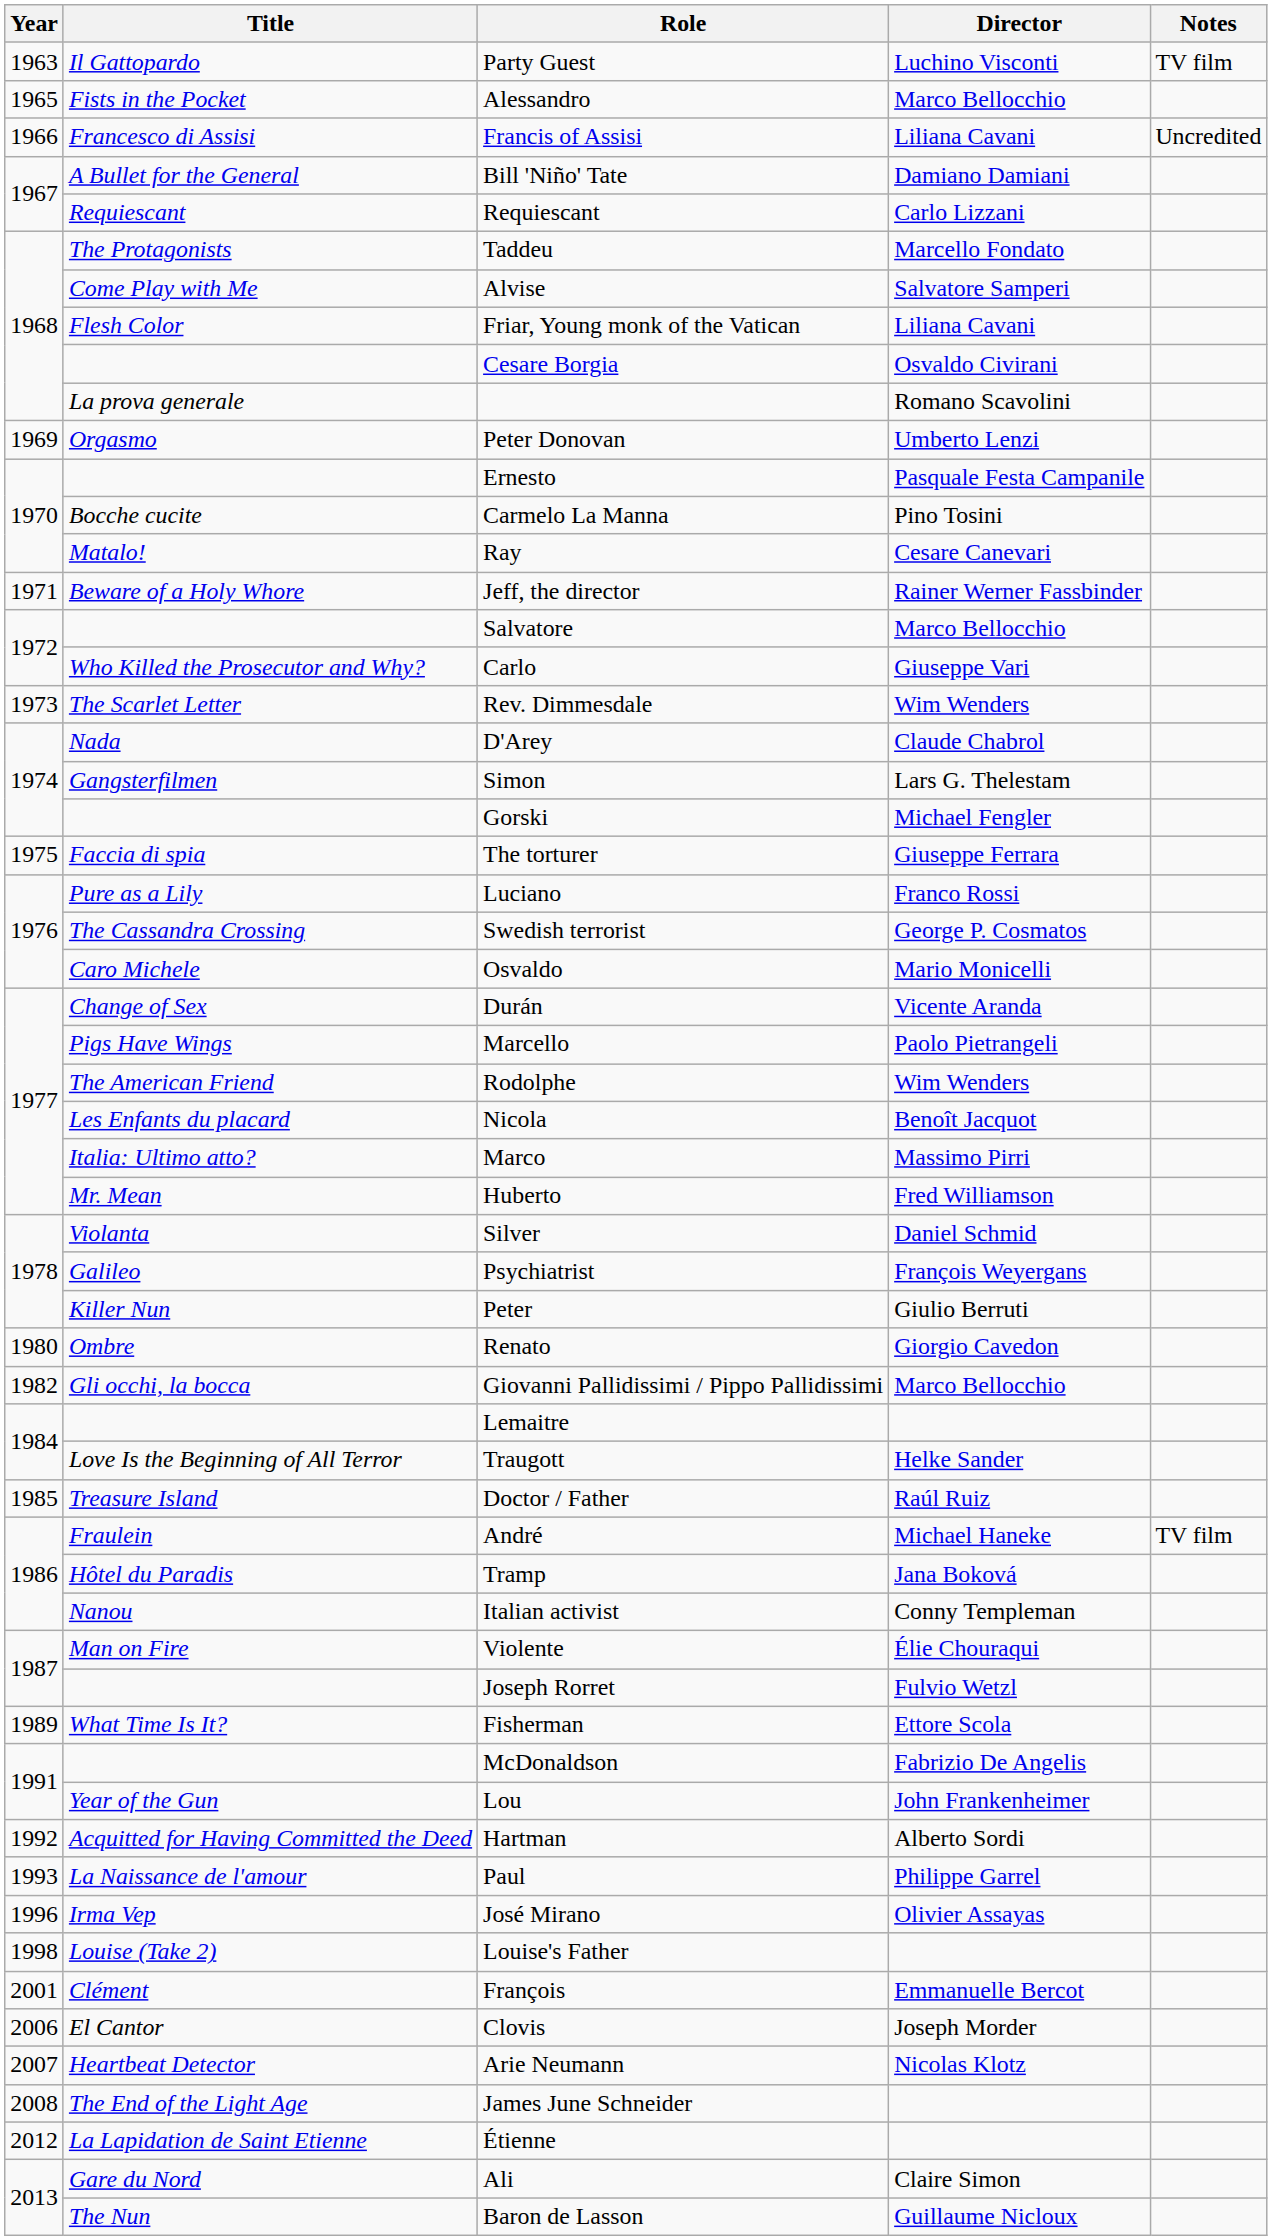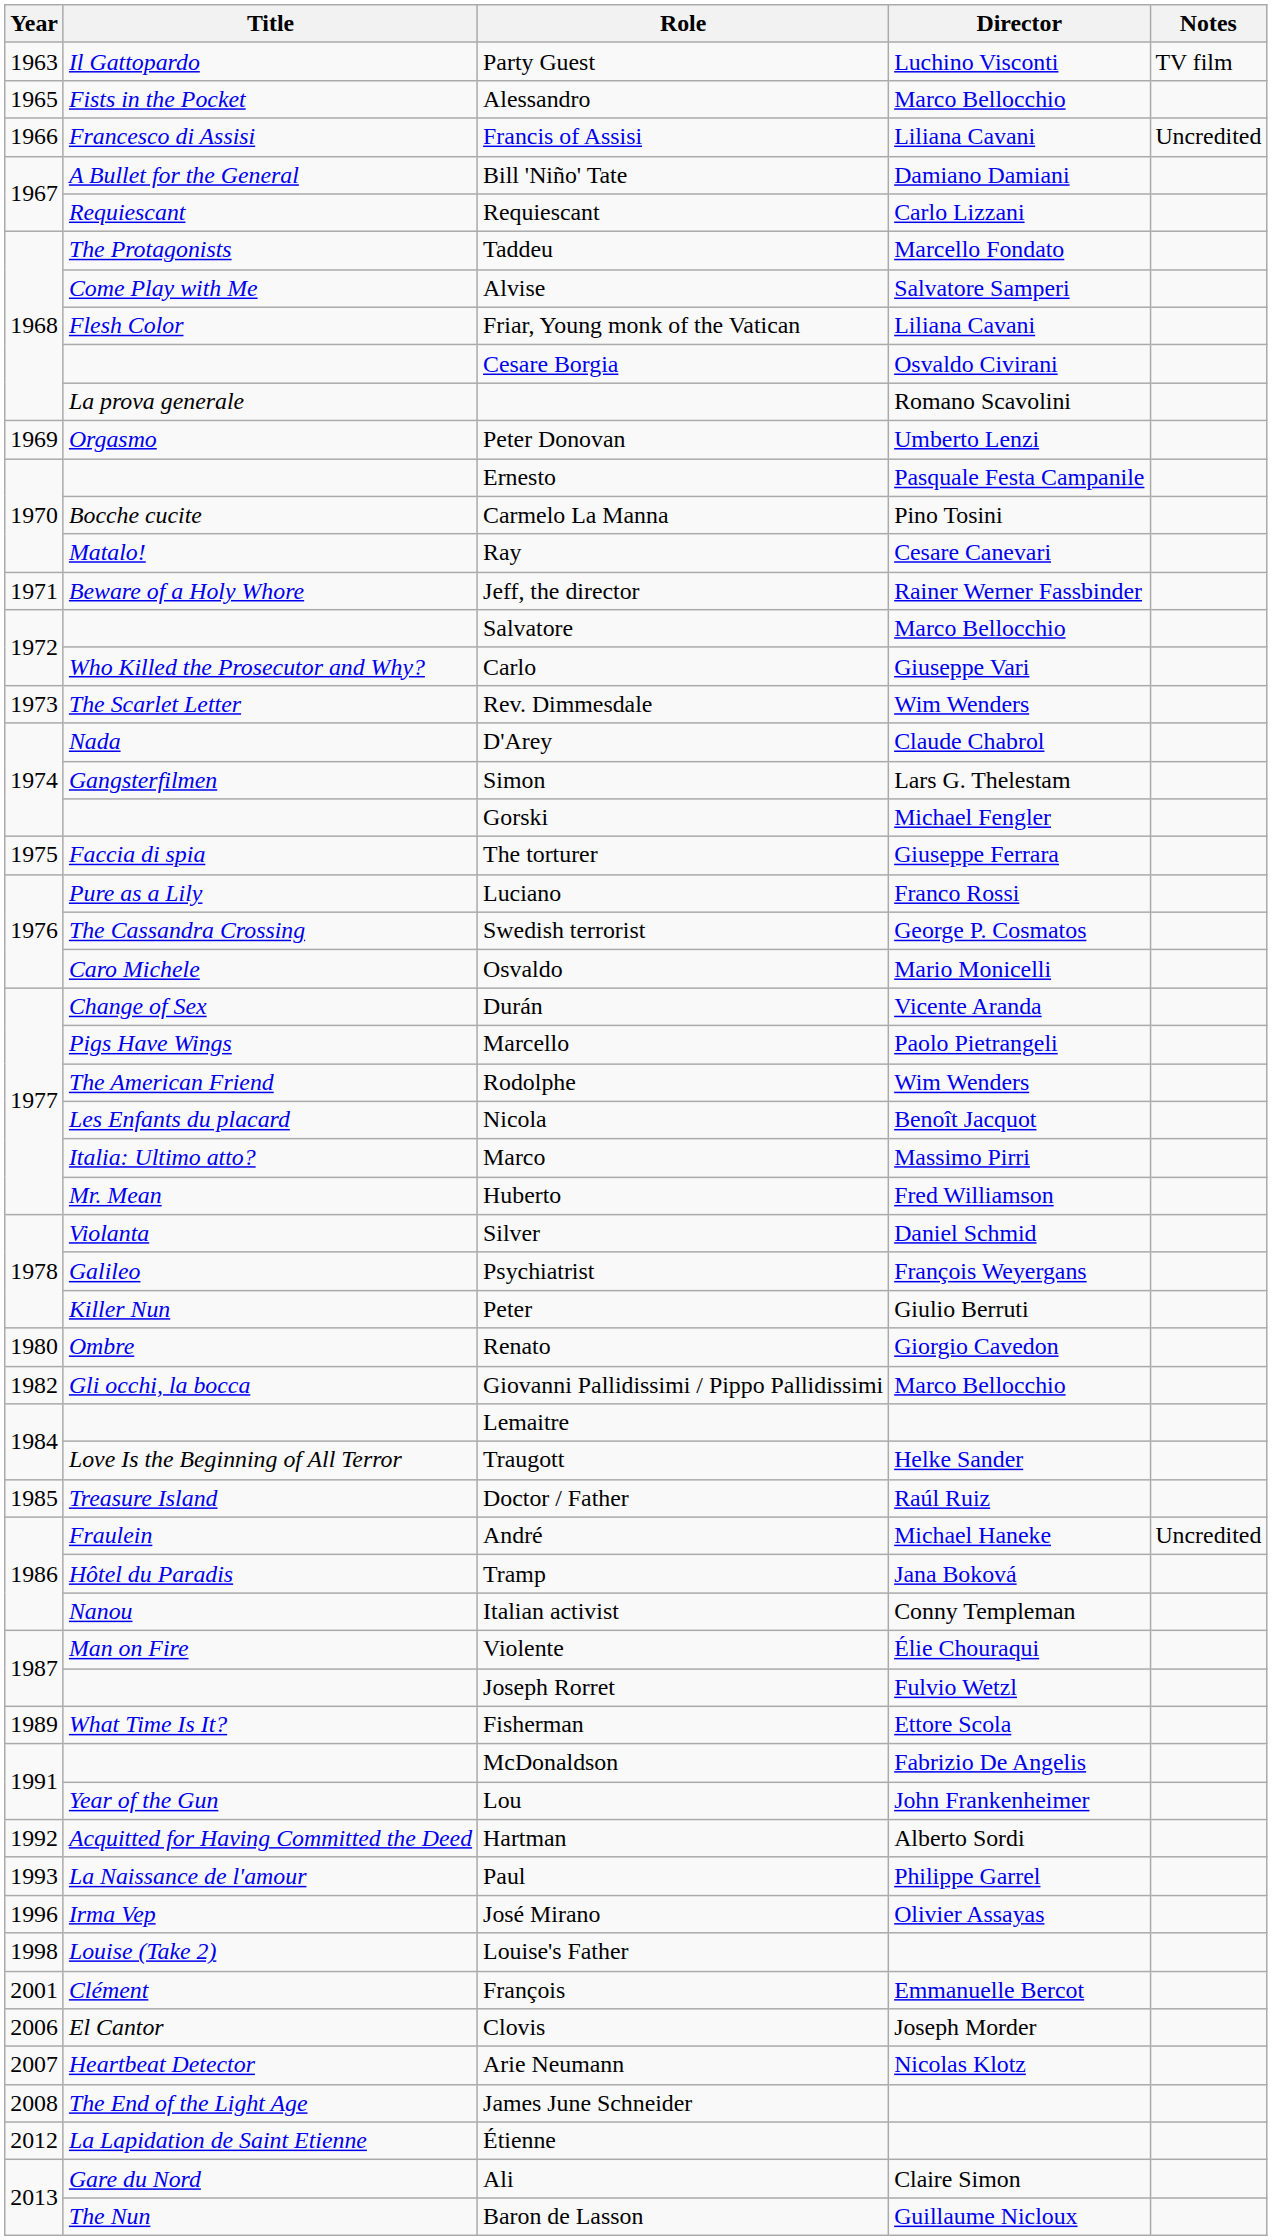(1194, 1535) TV film -> (1208, 1535) Uncredited
